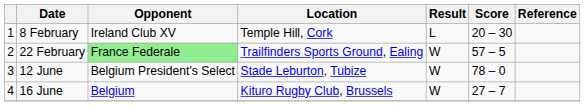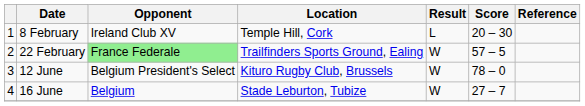(303, 71) Stade Leburton, Tubize -> (317, 71) Kituro Rugby Club, Brussels
(317, 91) Kituro Rugby Club, Brussels -> (303, 91) Stade Leburton, Tubize
